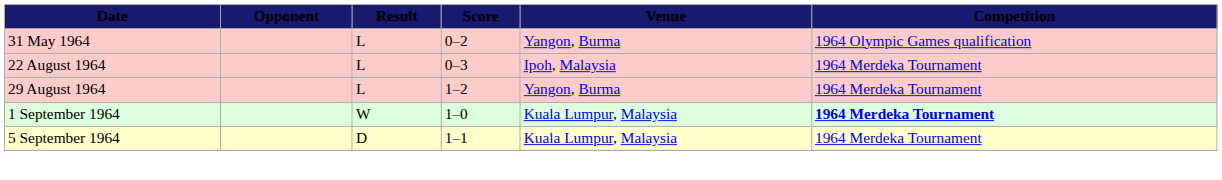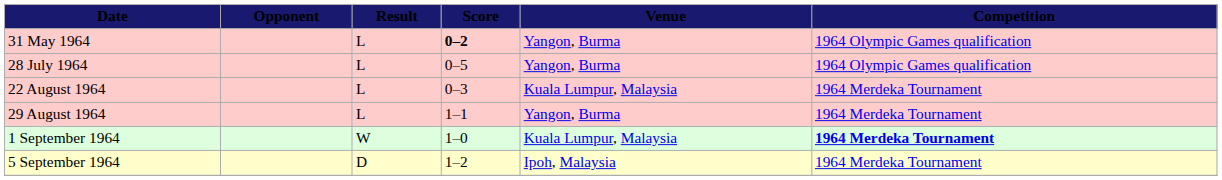(456, 41) normal -> (456, 41) bold
+ row: (48, 65)
(570, 65) Ipoh, Malaysia -> (600, 89) Kuala Lumpur, Malaysia
(456, 89) 1–2 -> (456, 114) 1–1
(456, 138) 1–1 -> (456, 162) 1–2
(600, 138) Kuala Lumpur, Malaysia -> (570, 162) Ipoh, Malaysia
